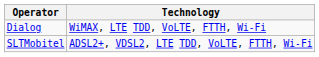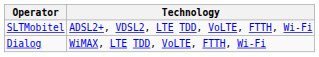rows swapped: (24, 28) <-> (36, 44)
